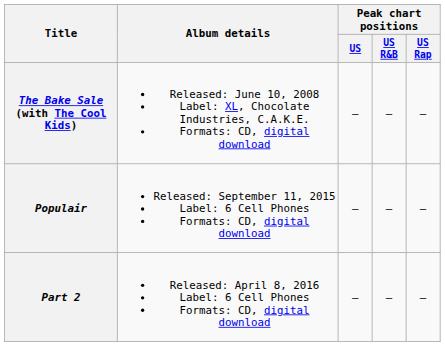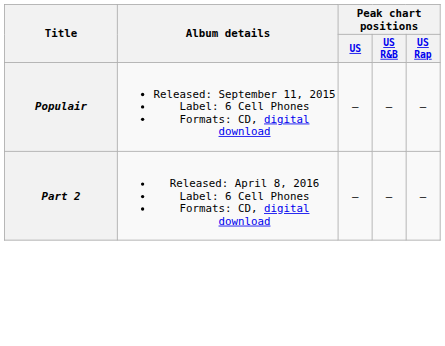- row: (61, 113)
